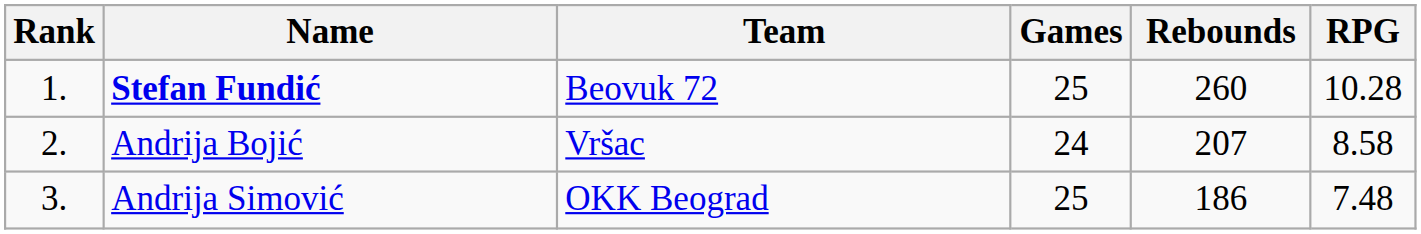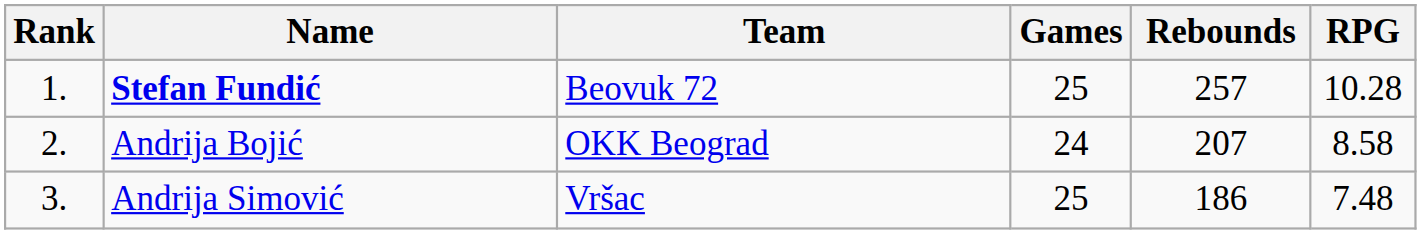(1221, 87) 260 -> (1221, 87) 257
(605, 143) Vršac -> (667, 143) OKK Beograd
(667, 198) OKK Beograd -> (605, 198) Vršac
